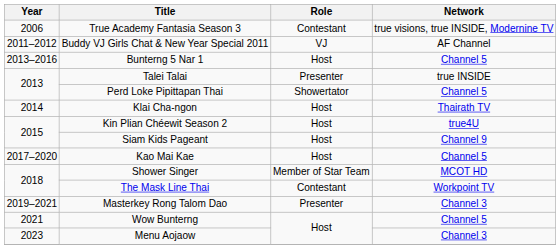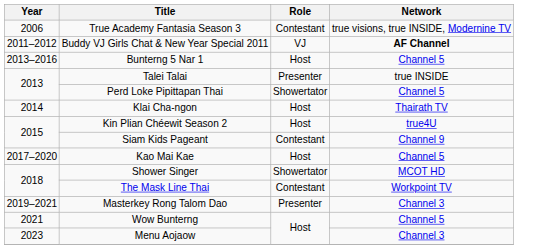(464, 44) normal -> (421, 44) bold
(321, 140) Host -> (300, 140) Contestant
(321, 172) Member of Star Team -> (300, 172) Showertator
